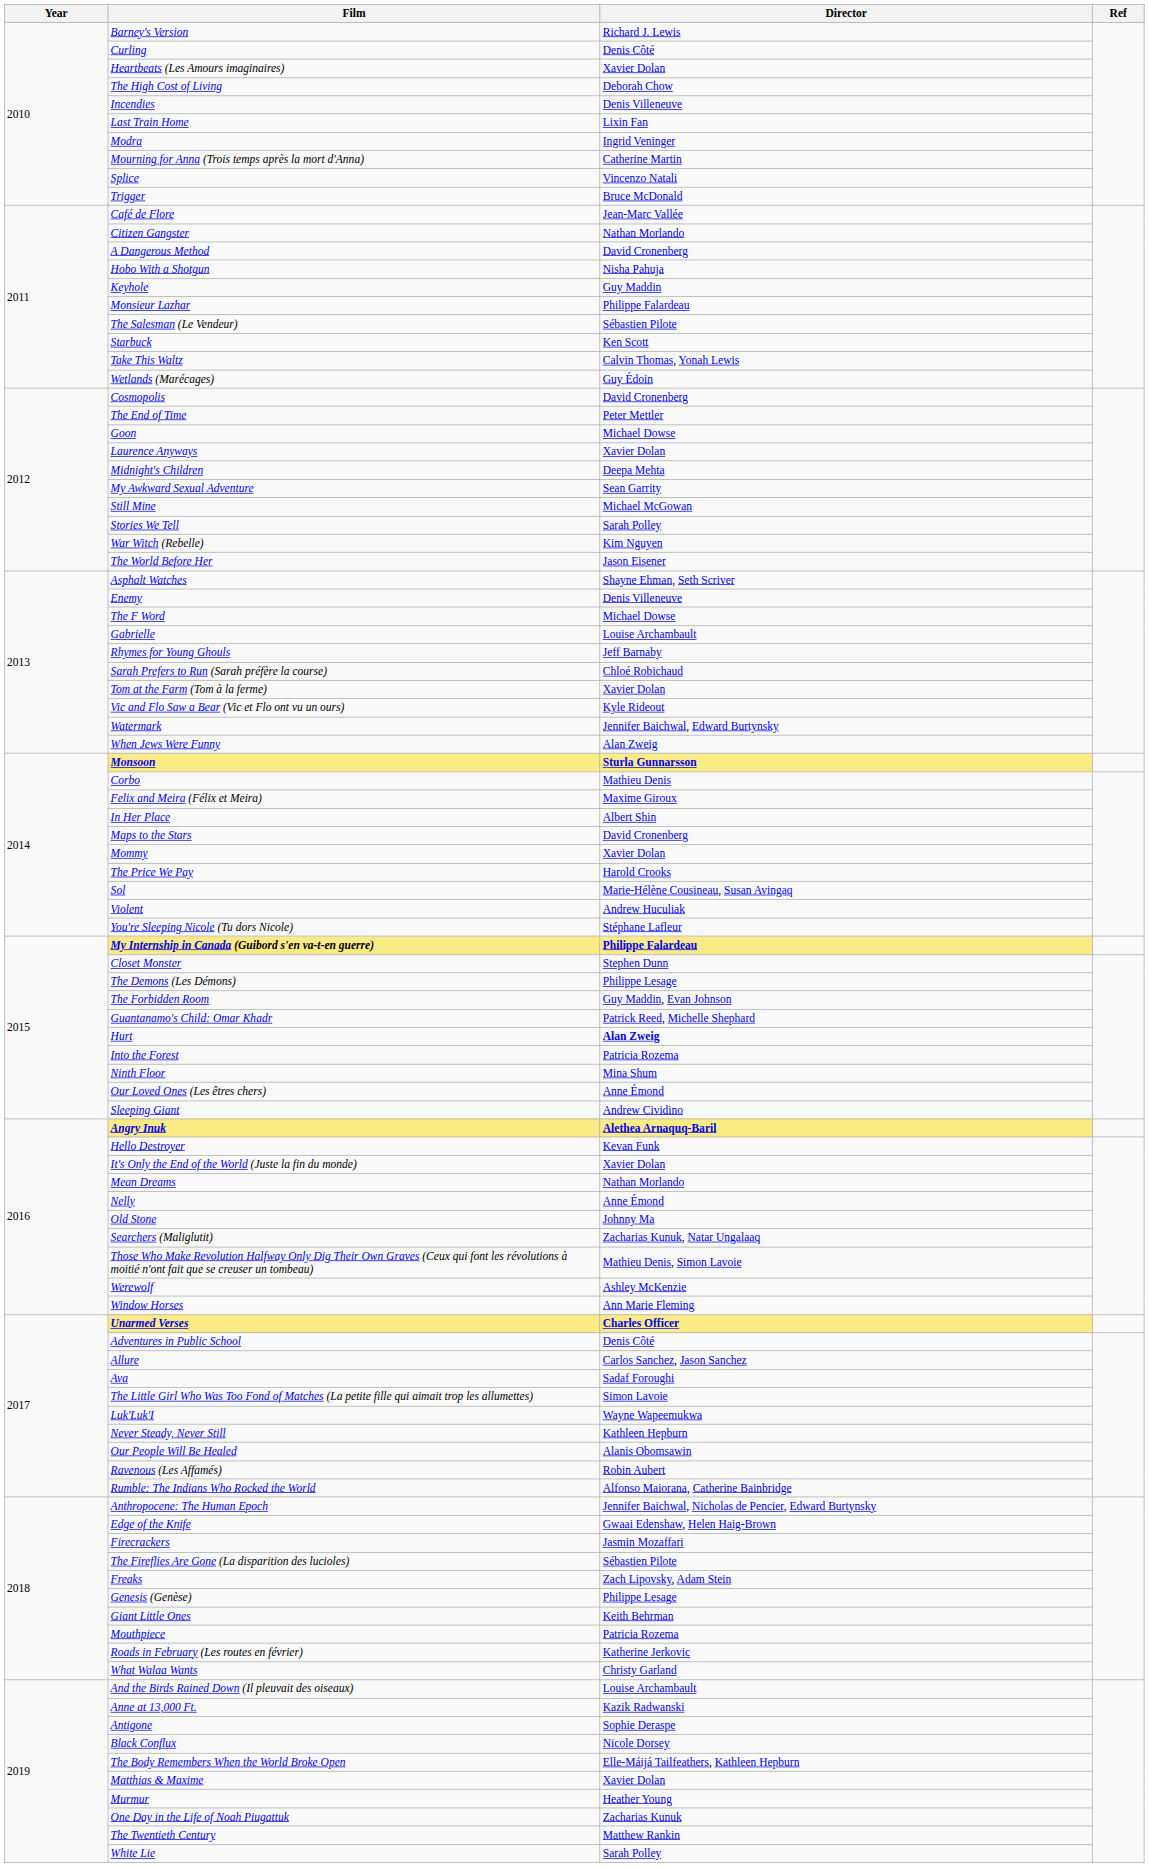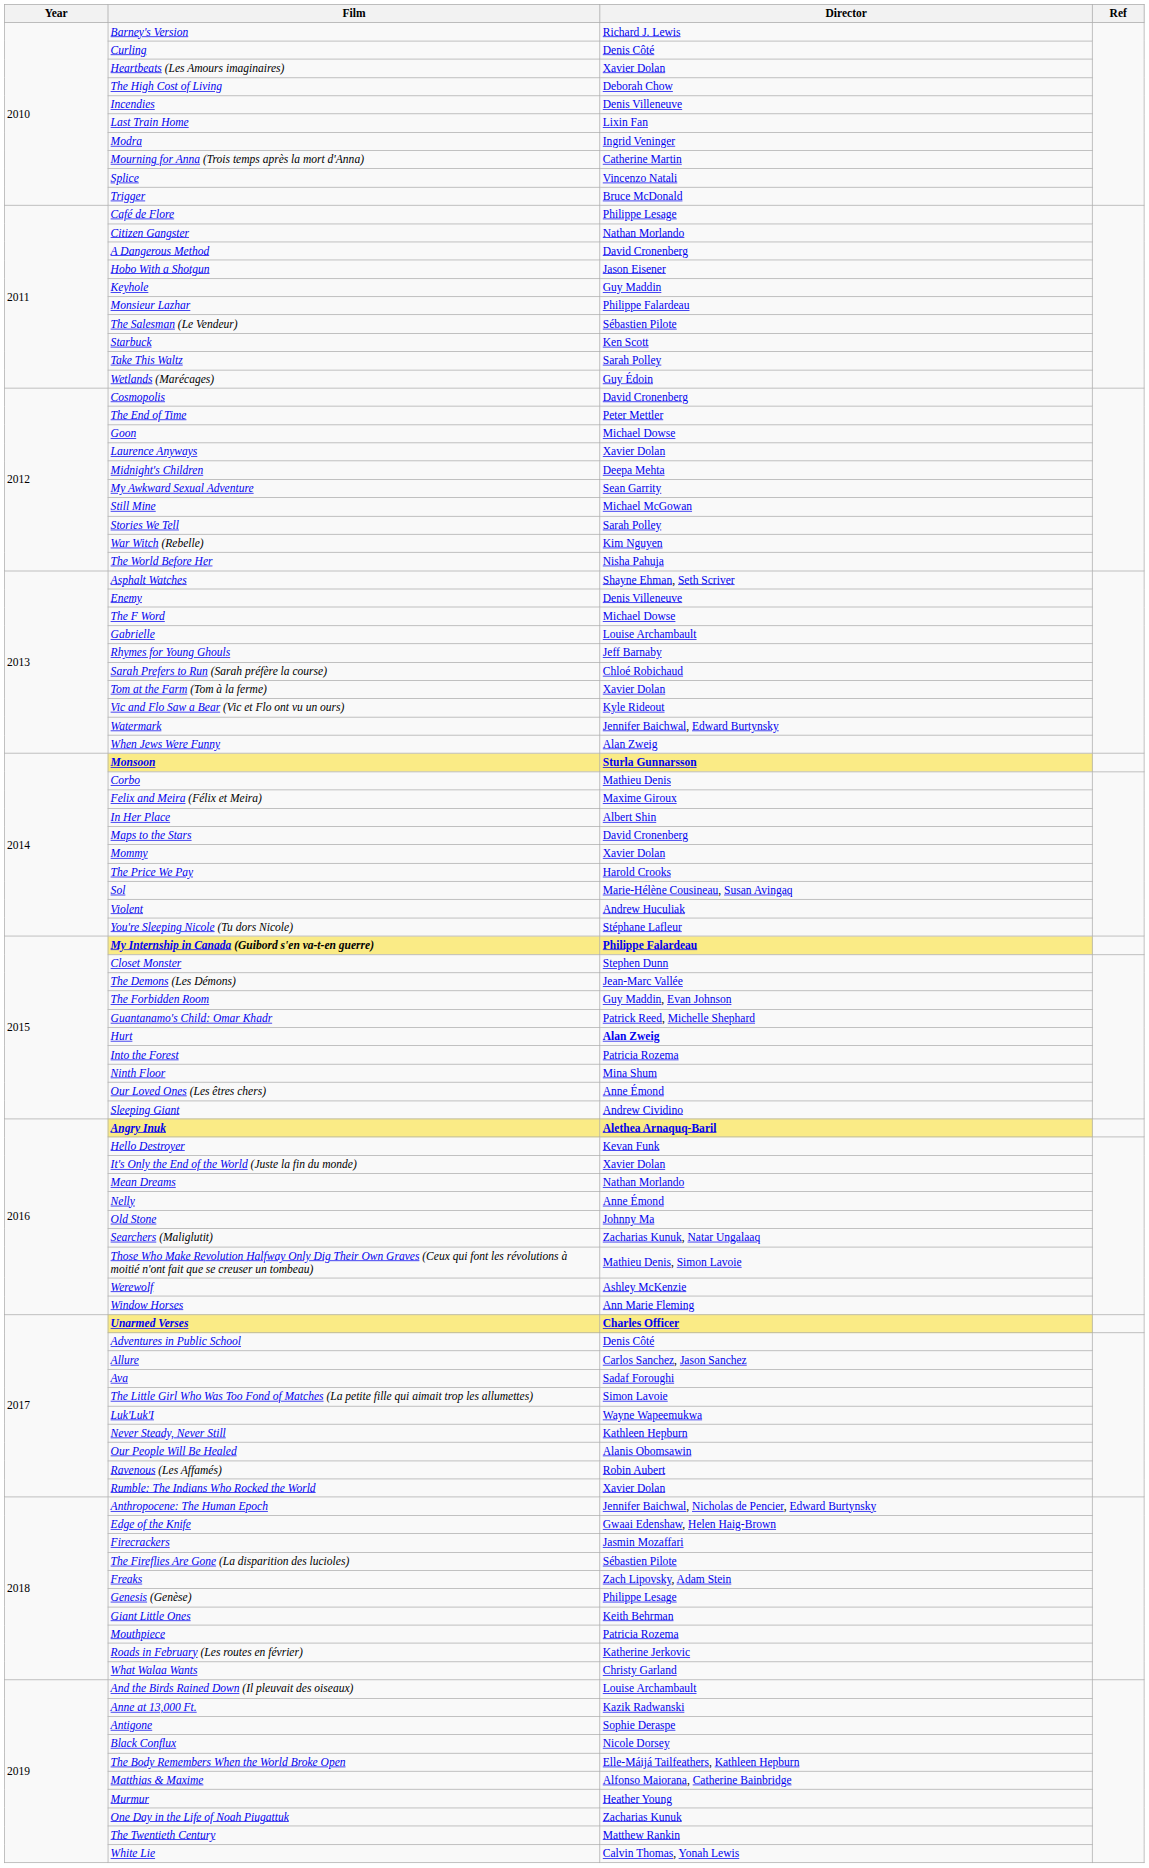(643, 214) Jean-Marc Vallée -> (640, 214) Philippe Lesage
(633, 269) Nisha Pahuja -> (634, 269) Jason Eisener
(671, 360) Calvin Thomas, Yonah Lewis -> (632, 360) Sarah Polley
(634, 561) Jason Eisener -> (633, 561) Nisha Pahuja
(640, 981) Philippe Lesage -> (643, 981) Jean-Marc Vallée
(697, 1488) Alfonso Maiorana, Catherine Bainbridge -> (634, 1488) Xavier Dolan
(634, 1780) Xavier Dolan -> (697, 1780) Alfonso Maiorana, Catherine Bainbridge
(632, 1853) Sarah Polley -> (671, 1853) Calvin Thomas, Yonah Lewis
